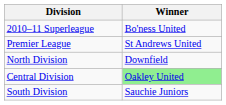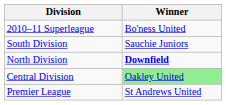rows swapped: (39, 44) <-> (37, 92)
(146, 60) normal -> (147, 60) bold
